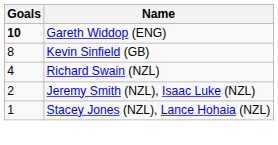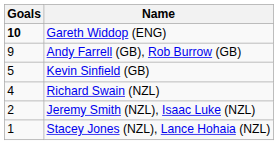+ row: (144, 52)
(11, 52) 8 -> (11, 71) 5
